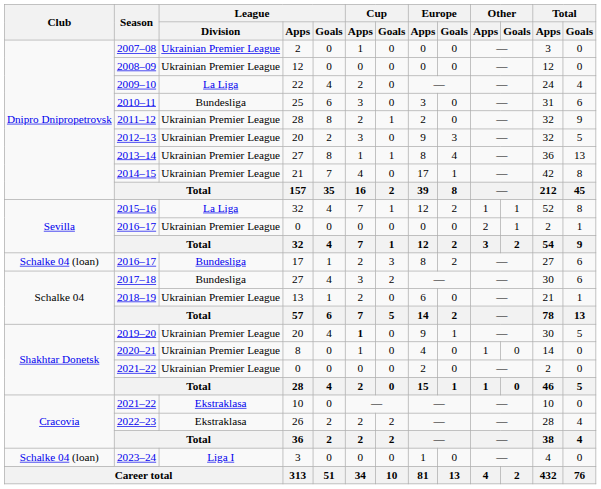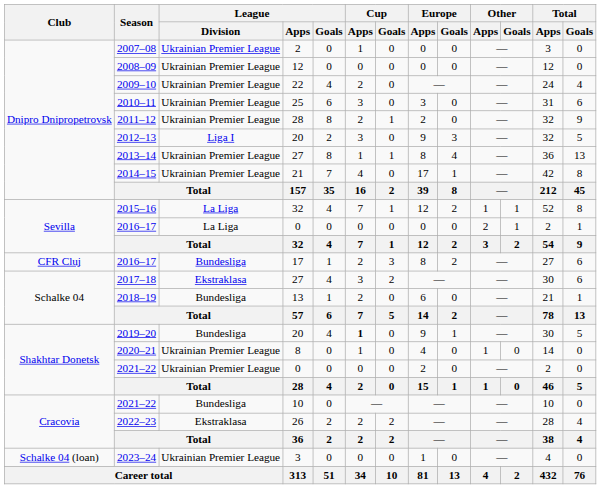(221, 84) La Liga -> (221, 84) Ukrainian Premier League
(221, 102) Bundesliga -> (221, 102) Ukrainian Premier League
(221, 137) Ukrainian Premier League -> (221, 137) Liga I
(221, 226) Ukrainian Premier League -> (221, 226) La Liga
(59, 262) Schalke 04 (loan) -> (59, 262) CFR Cluj
(221, 279) Bundesliga -> (221, 279) Ekstraklasa
(221, 297) Ukrainian Premier League -> (221, 297) Bundesliga
(221, 333) Ukrainian Premier League -> (221, 333) Bundesliga
(221, 404) Ekstraklasa -> (221, 404) Bundesliga
(221, 457) Liga I -> (221, 457) Ukrainian Premier League
